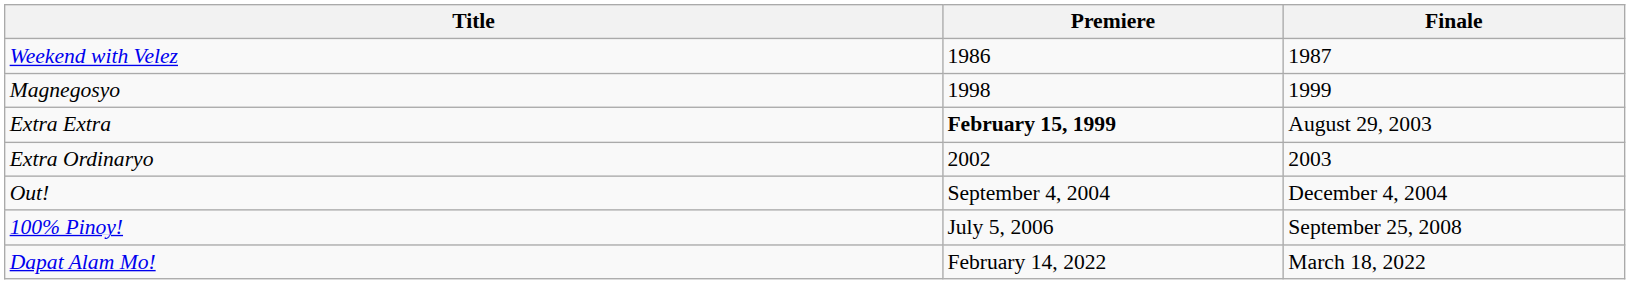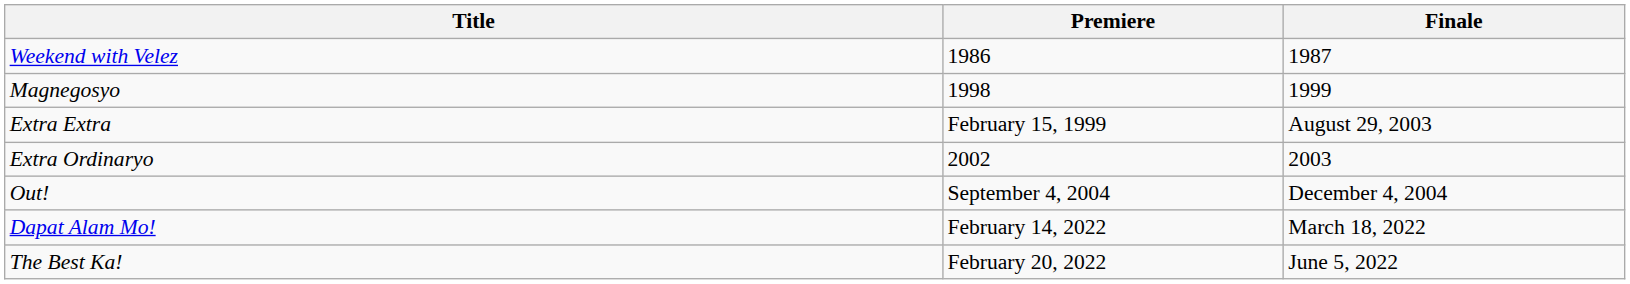(1032, 124) bold -> (1027, 124) normal
- row: (66, 227)
+ row: (66, 261)
